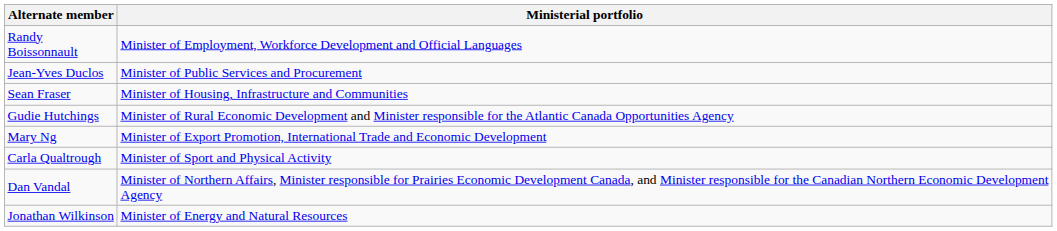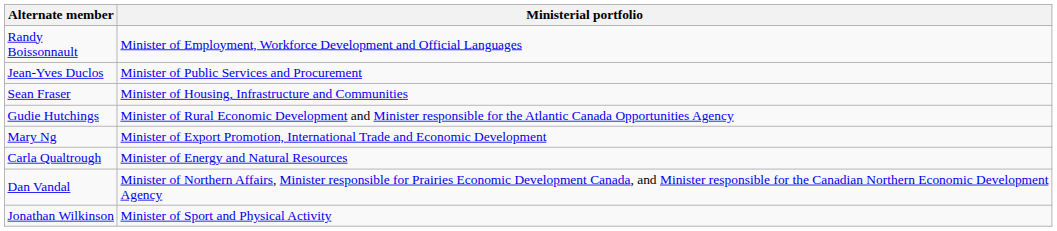(226, 158) Minister of Sport and Physical Activity -> (234, 158) Minister of Energy and Natural Resources
(234, 215) Minister of Energy and Natural Resources -> (226, 215) Minister of Sport and Physical Activity
